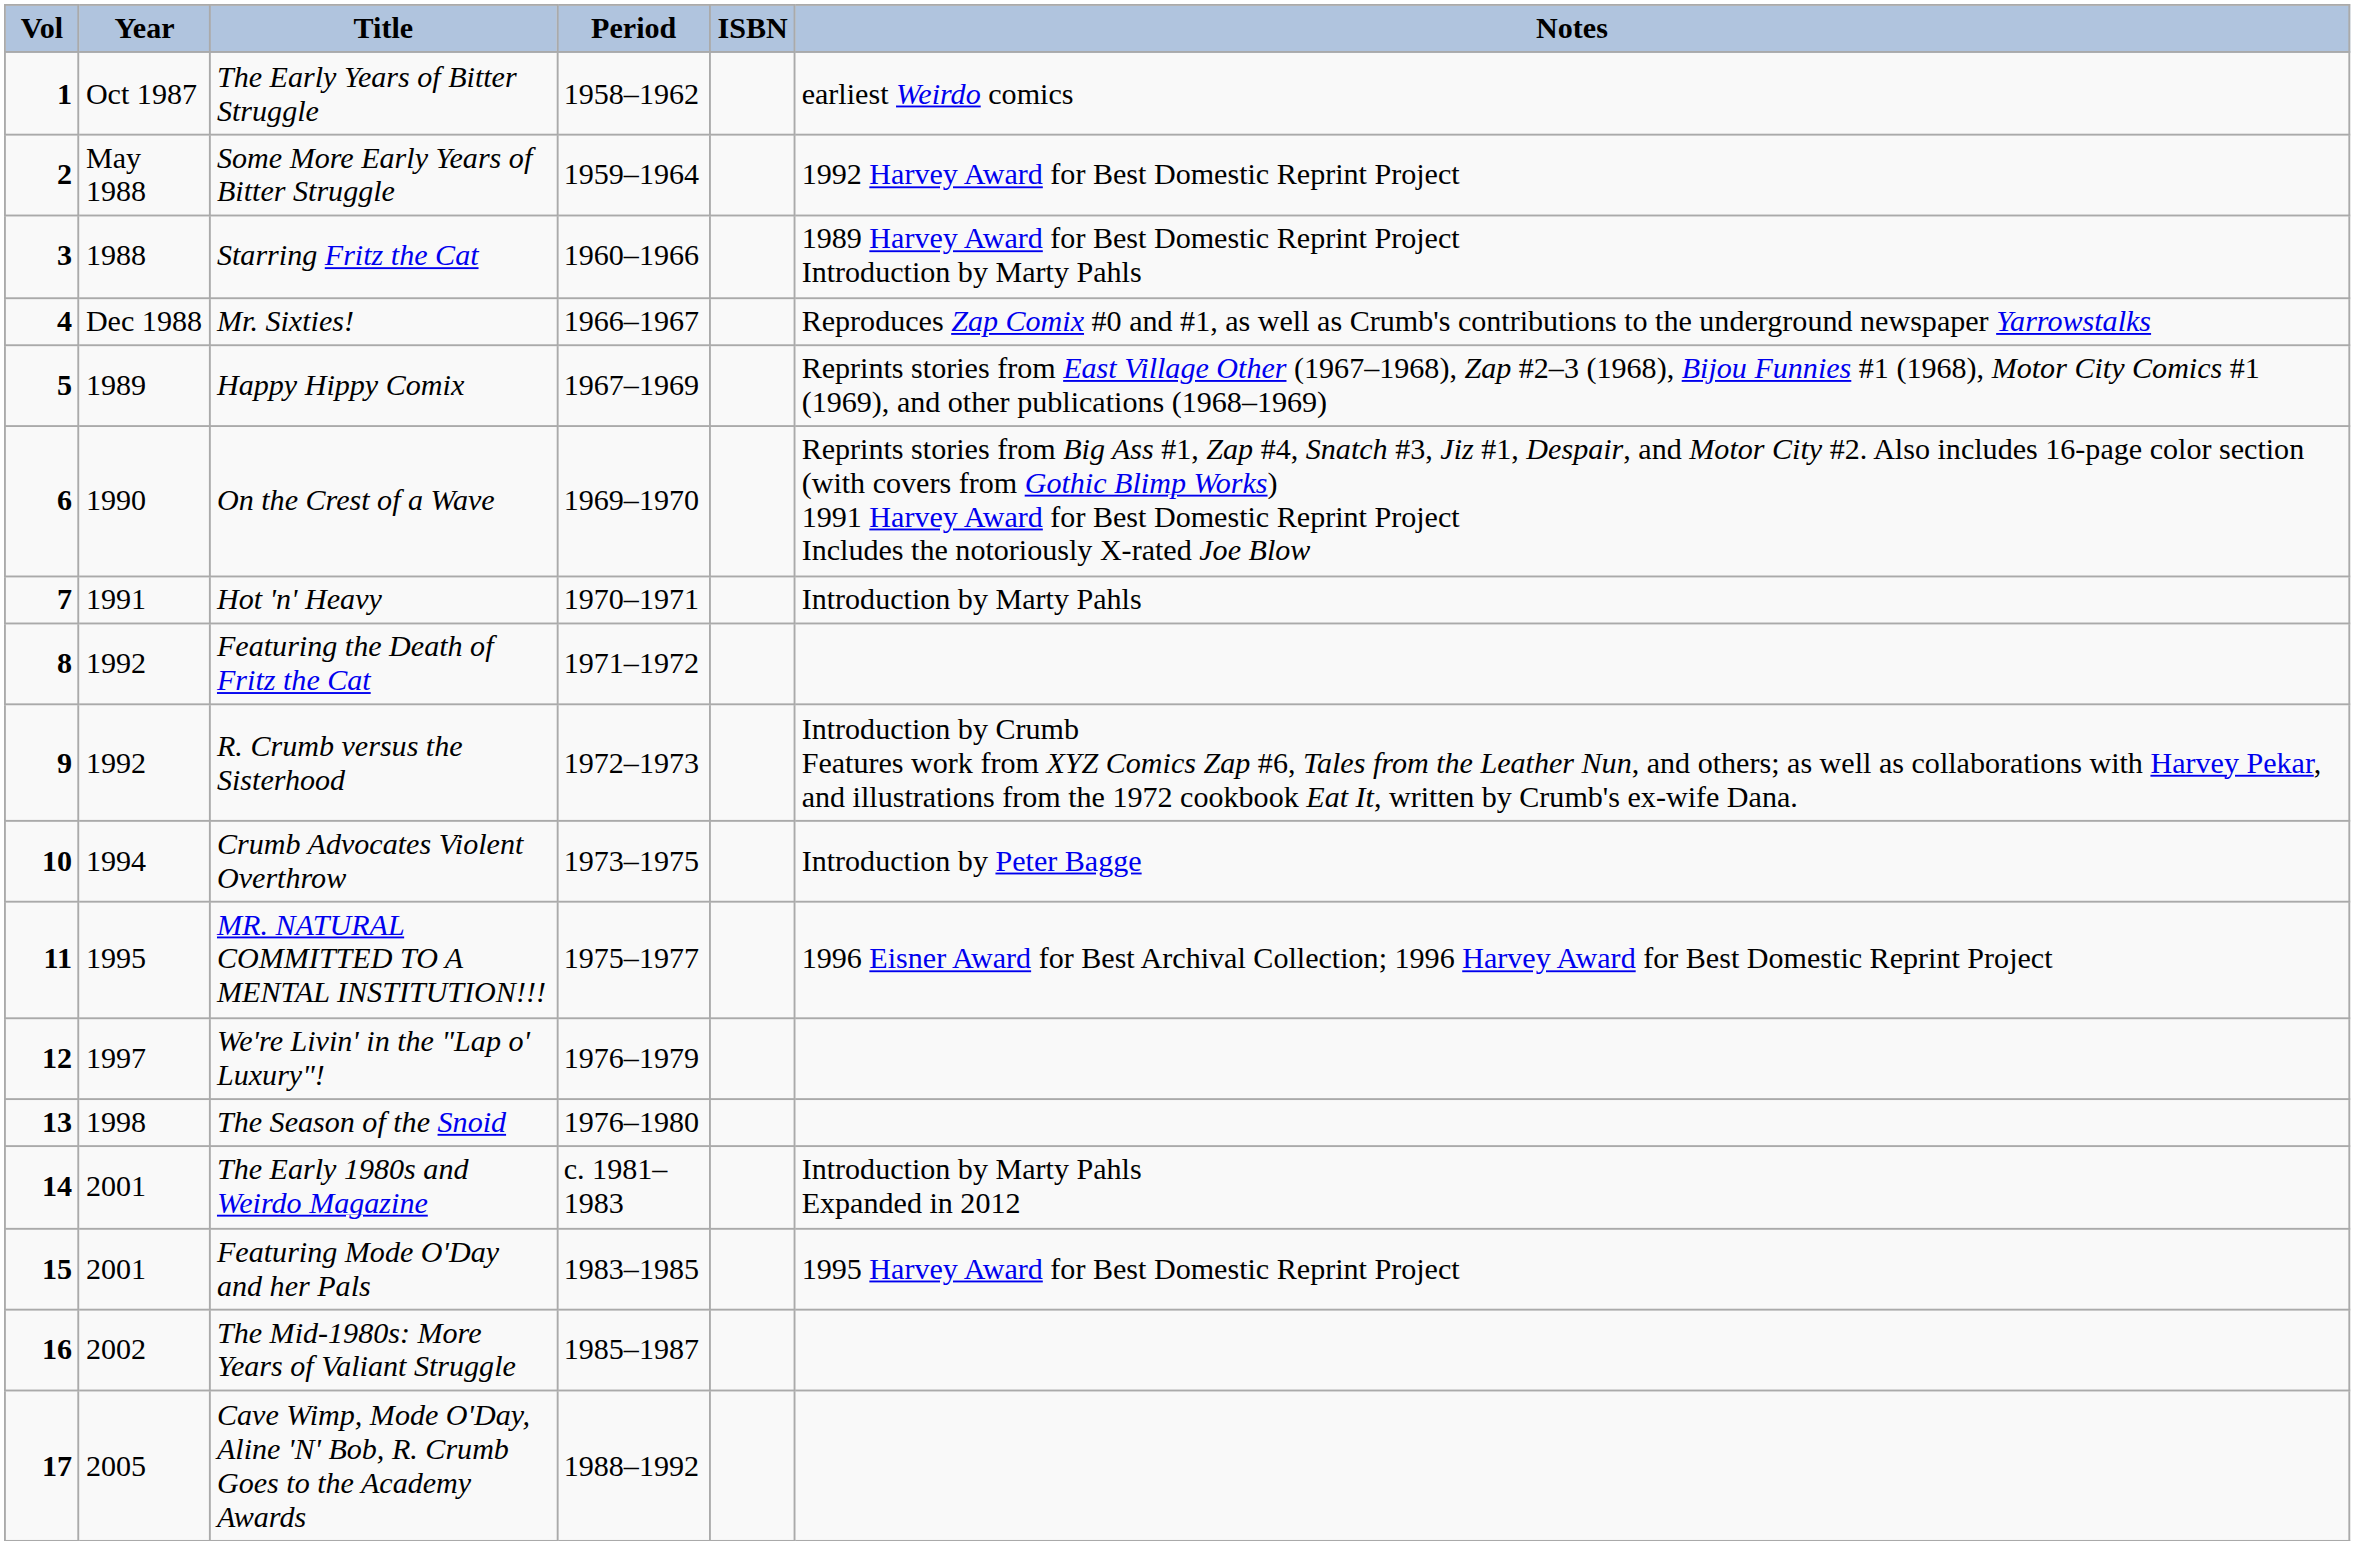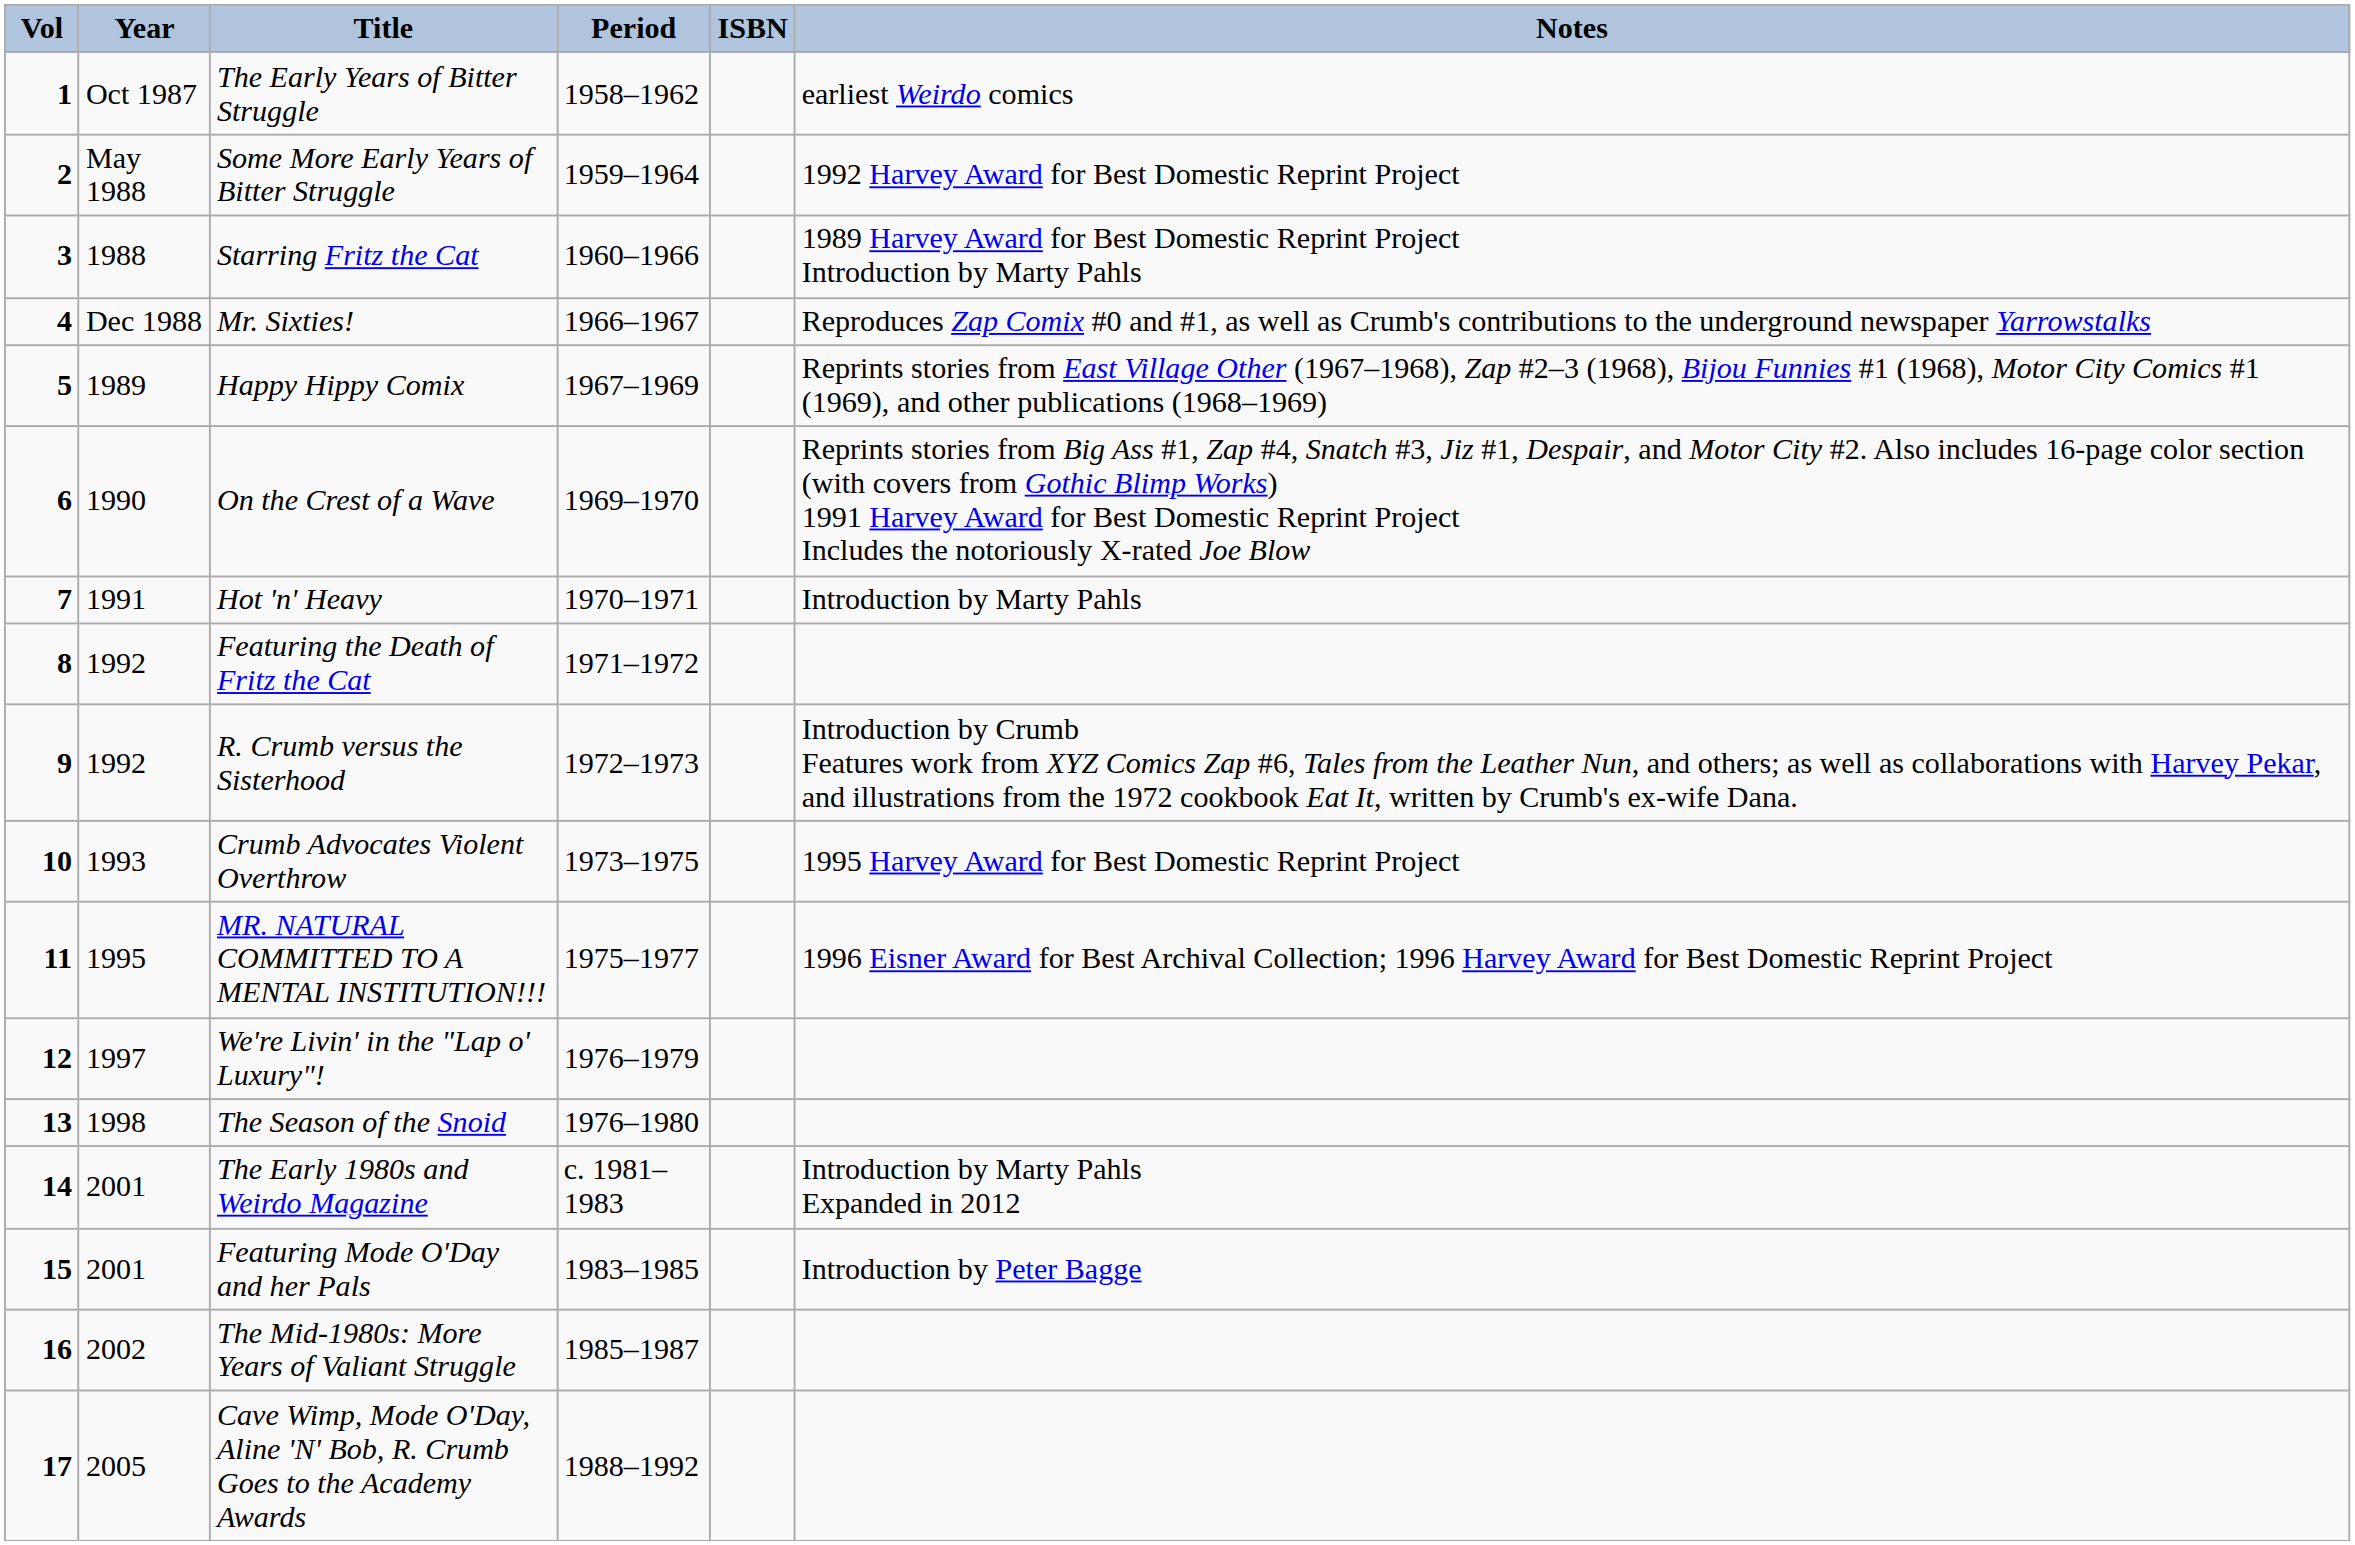(116, 860) 1994 -> (116, 860) 1993
(972, 860) Introduction by Peter Bagge -> (1131, 860) 1995 Harvey Award for Best Domestic Reprint Project
(1131, 1268) 1995 Harvey Award for Best Domestic Reprint Project -> (972, 1268) Introduction by Peter Bagge
